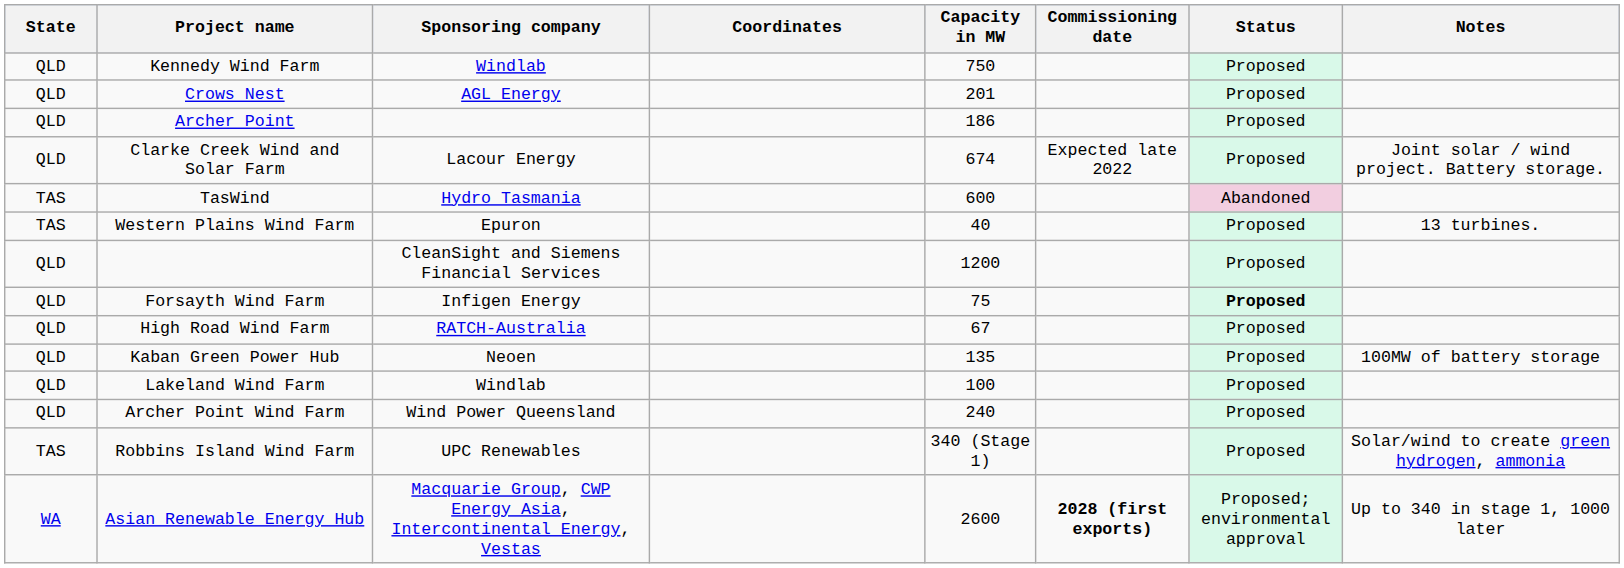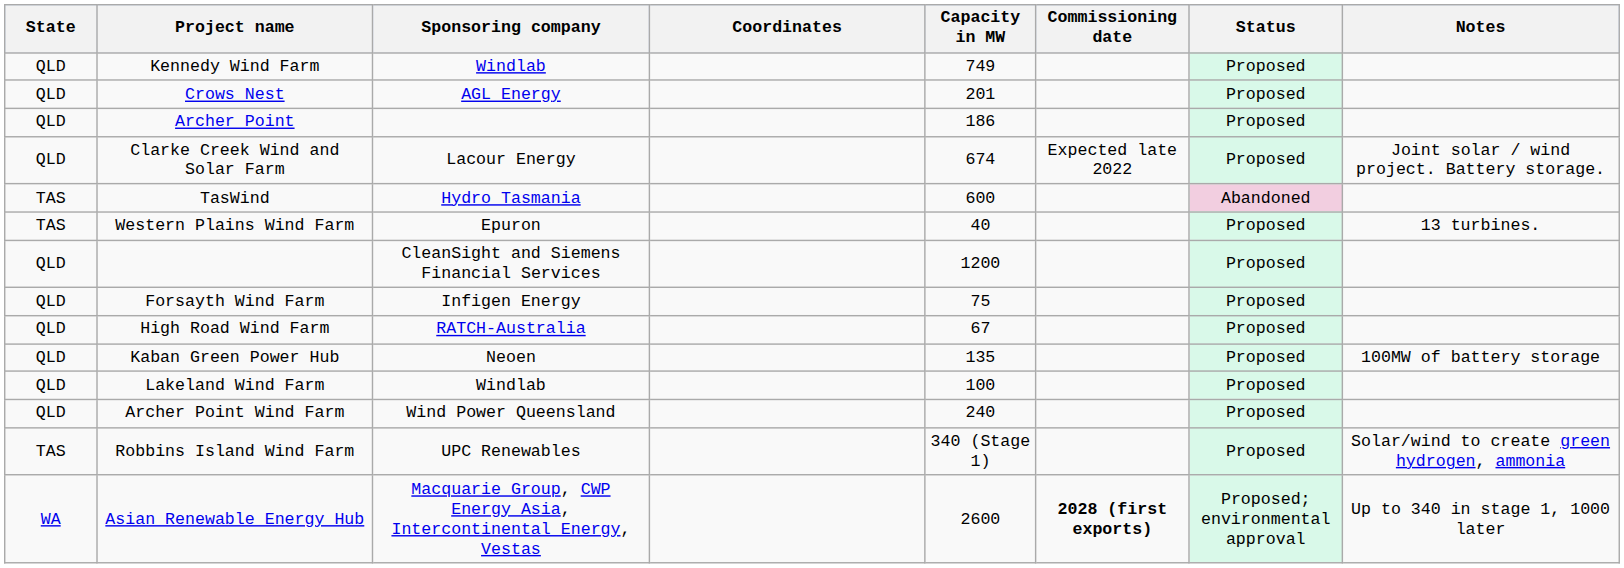(980, 66) 750 -> (980, 66) 749
(1266, 301) bold -> (1266, 301) normal
